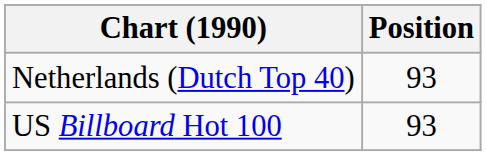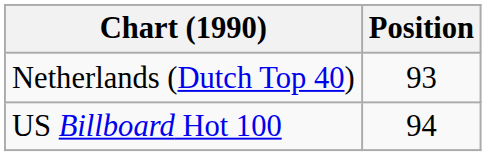(421, 125) 93 -> (421, 125) 94
